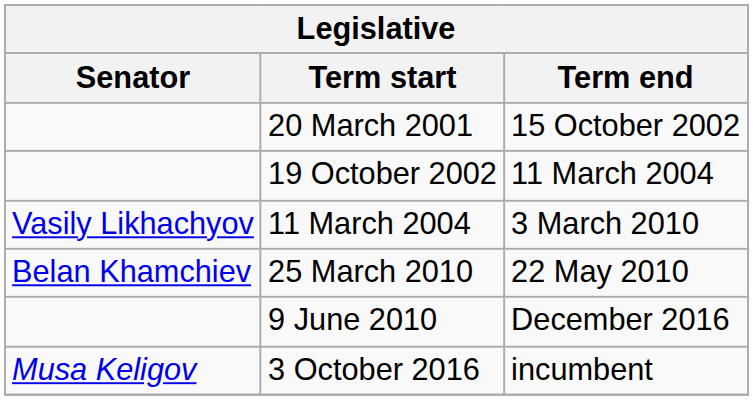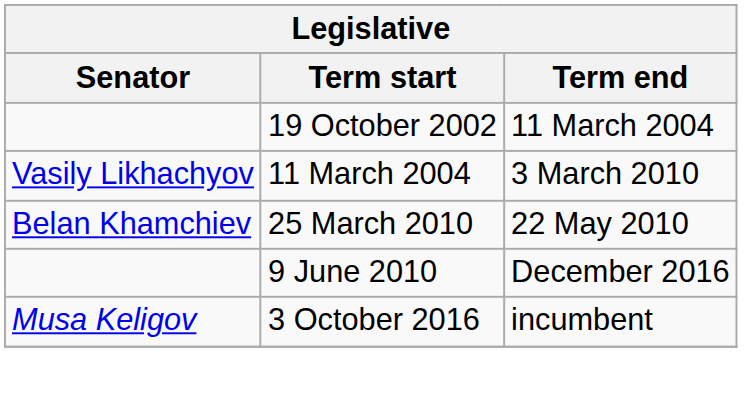- row: (371, 126)
